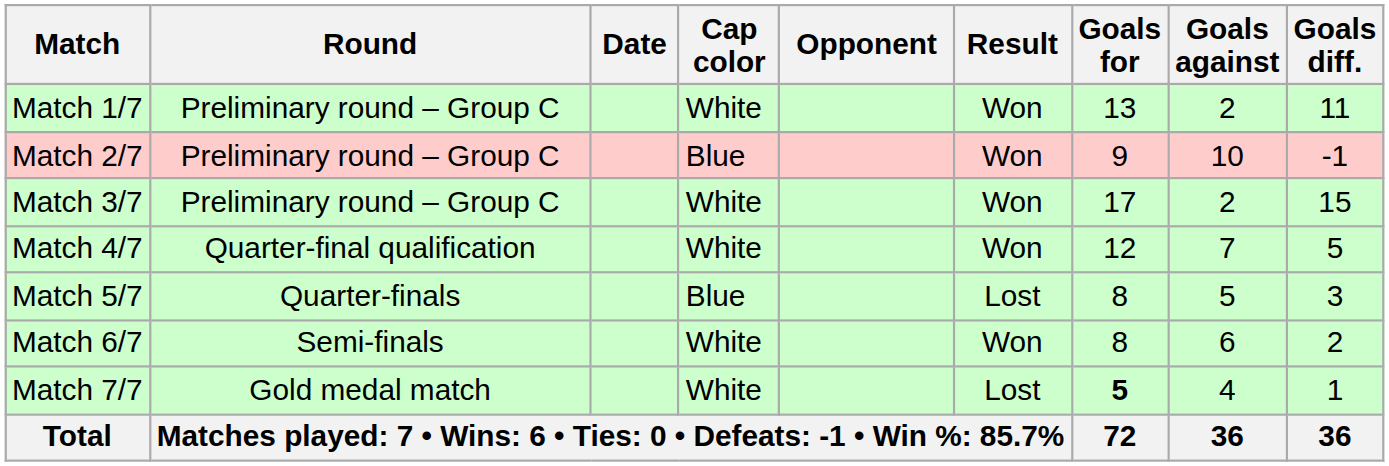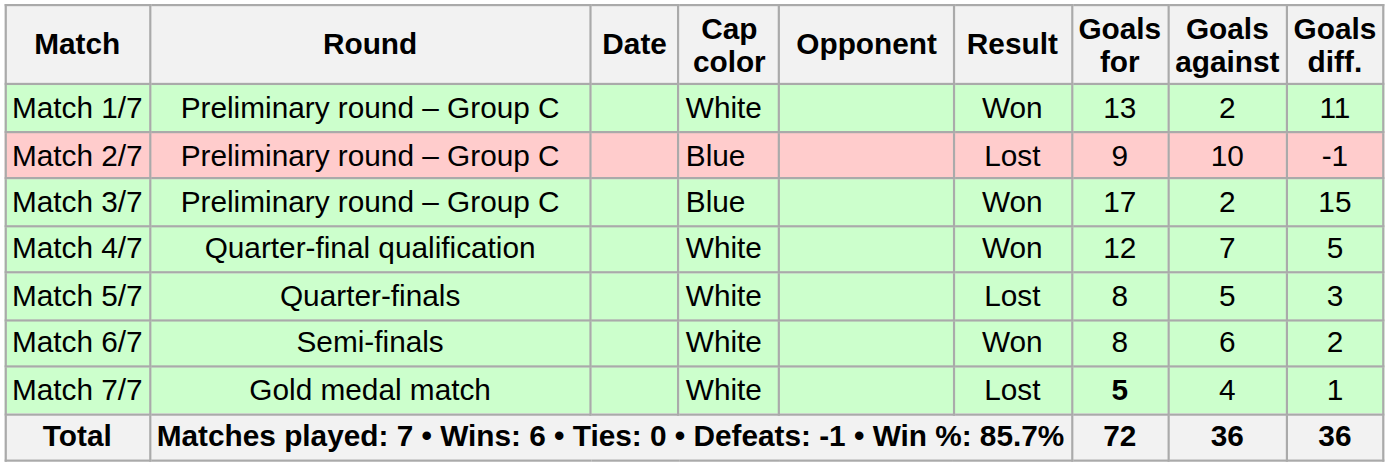(1012, 155) Won -> (1012, 155) Lost
(724, 202) White -> (716, 202) Blue
(716, 296) Blue -> (724, 296) White
